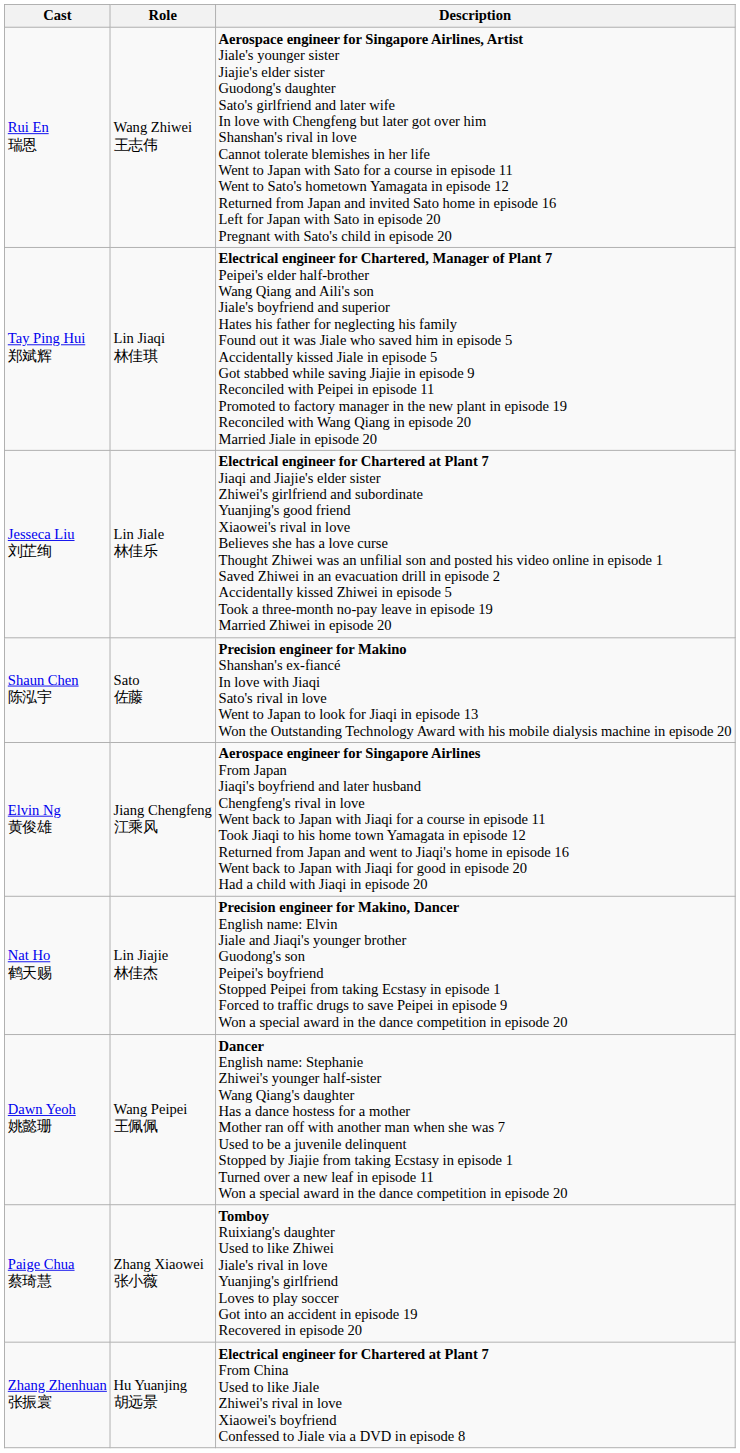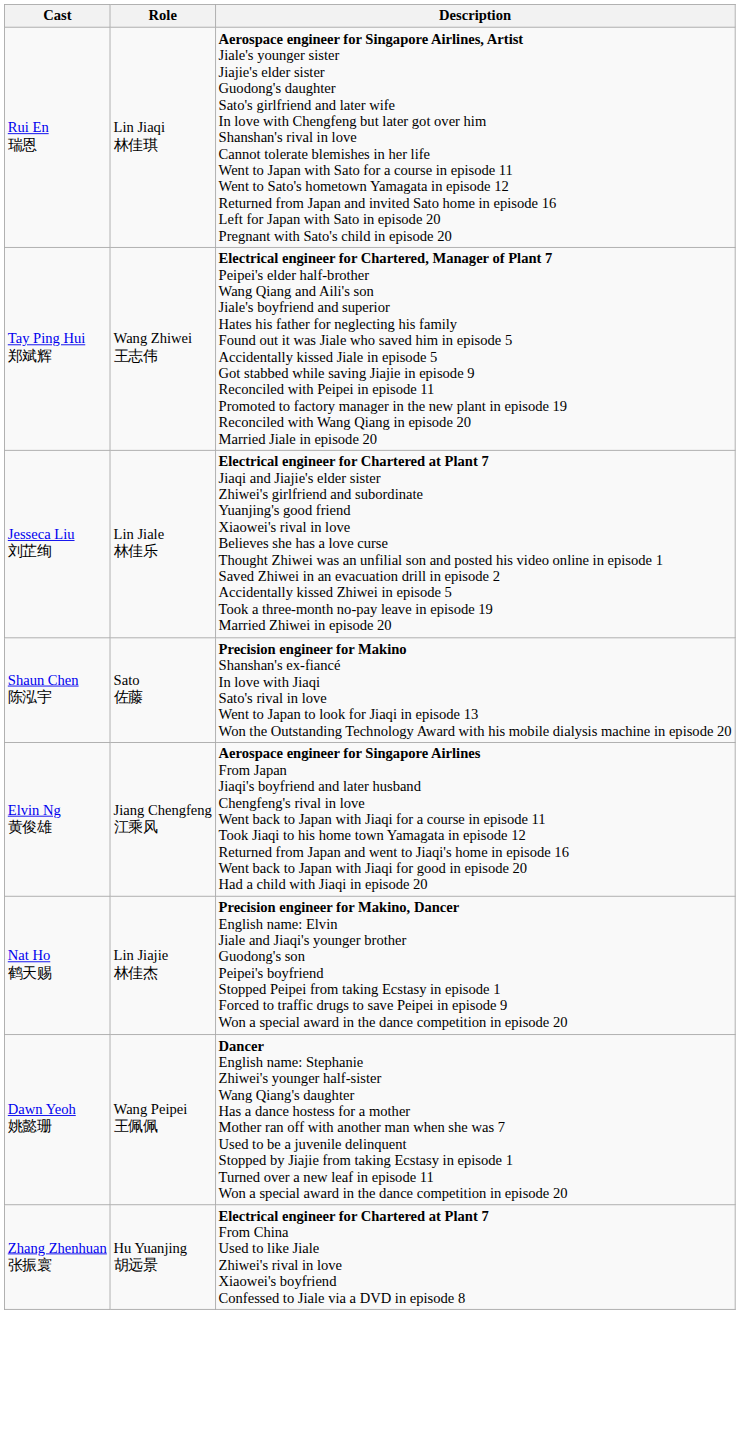(153, 136) Wang Zhiwei 王志伟 -> (139, 136) Lin Jiaqi 林佳琪
(139, 347) Lin Jiaqi 林佳琪 -> (153, 347) Wang Zhiwei 王志伟
- row: (41, 1272)
